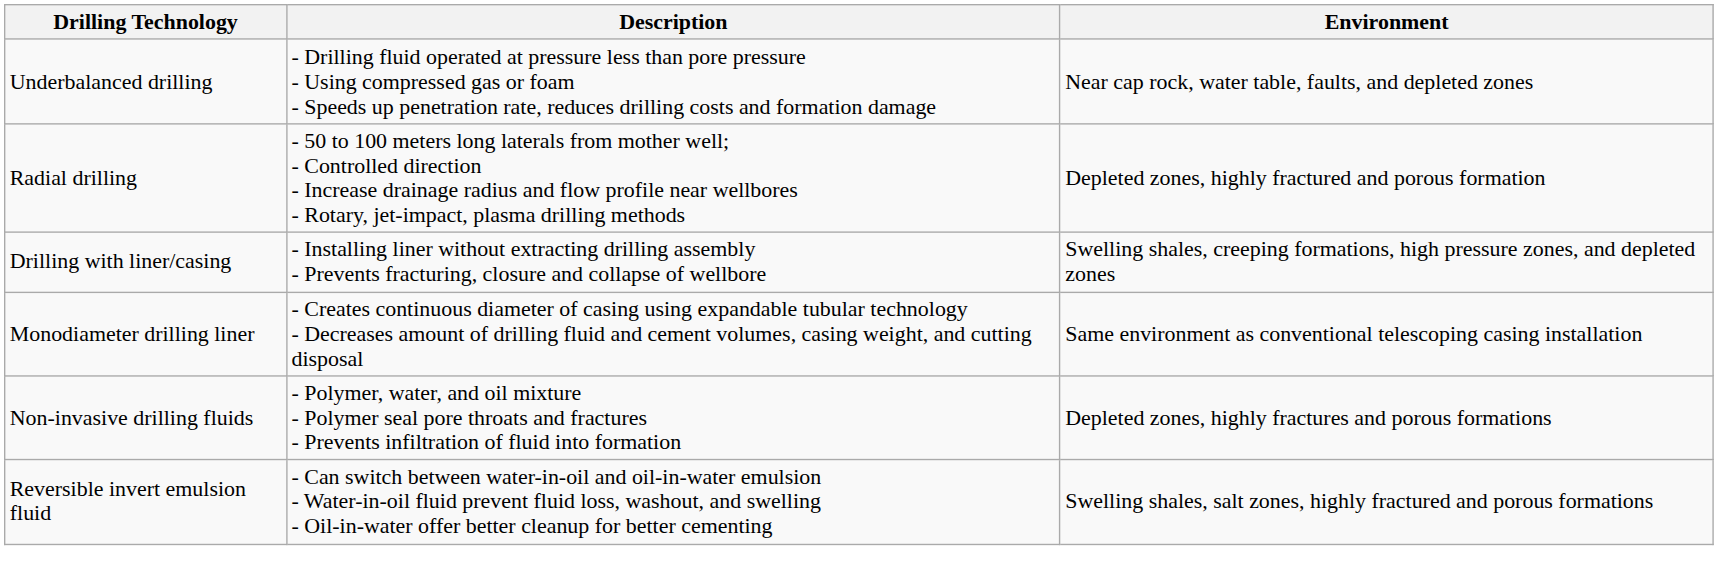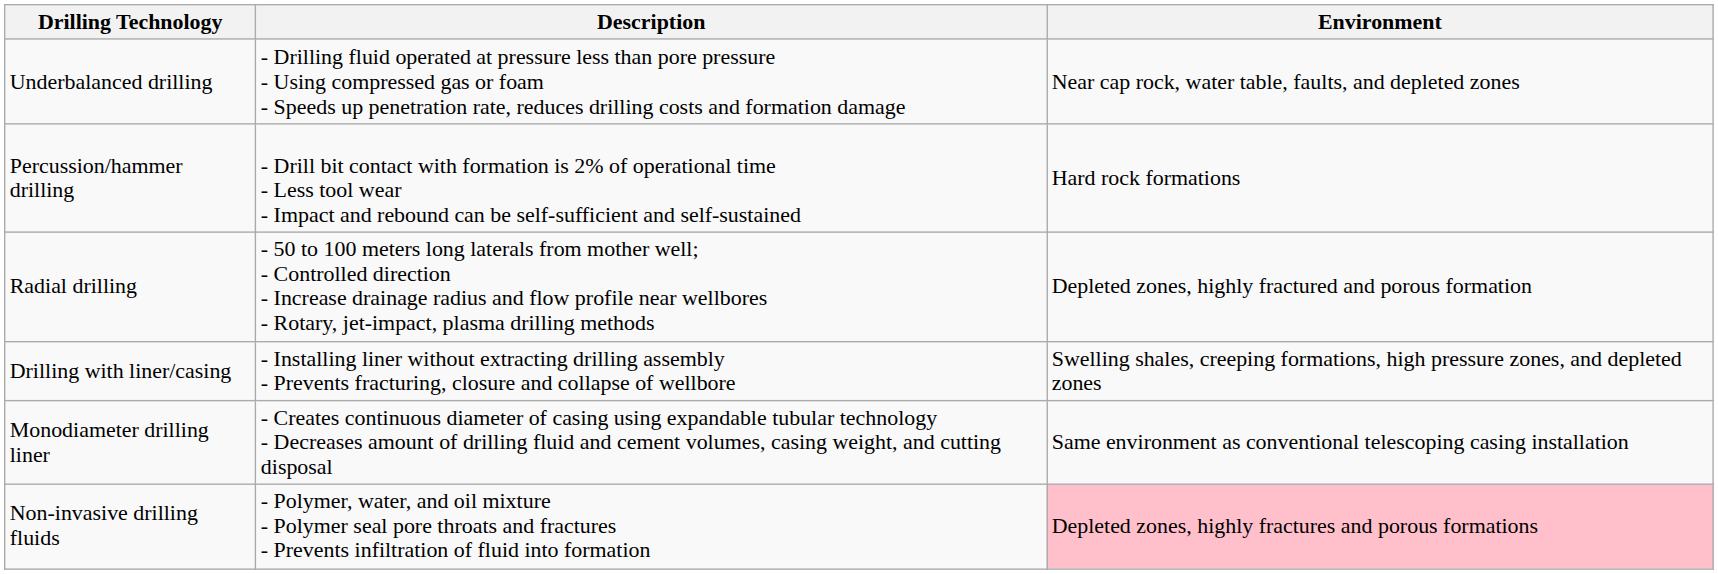+ row: (96, 177)
(1308, 417) no background -> (1295, 526) pink background
- row: (128, 501)
